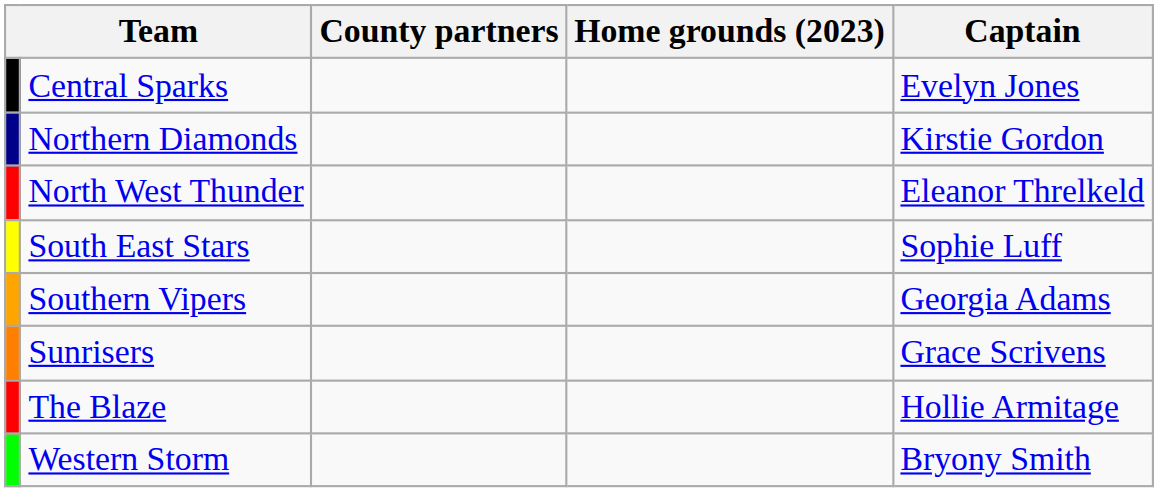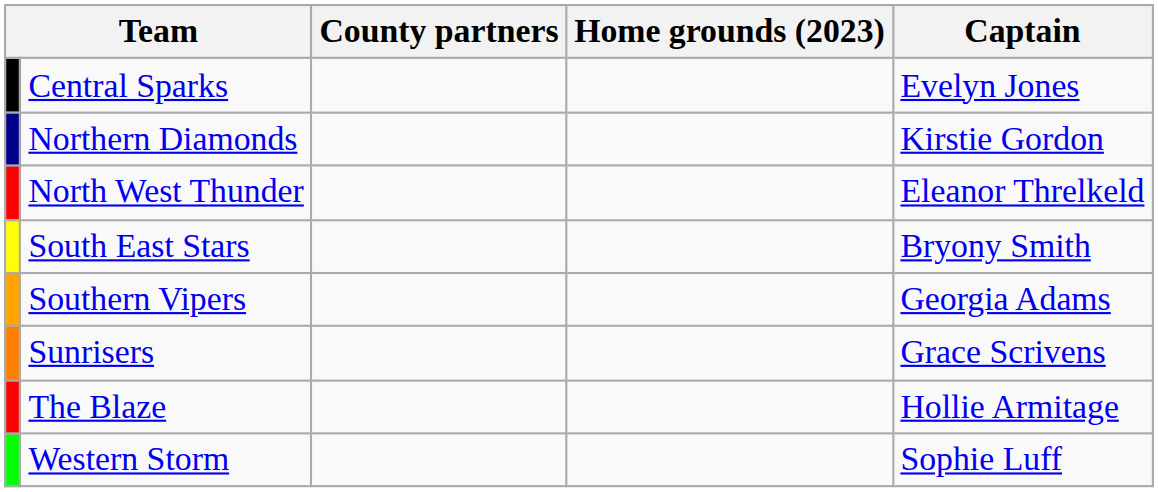(981, 245) Sophie Luff -> (996, 245) Bryony Smith
(996, 459) Bryony Smith -> (981, 459) Sophie Luff
